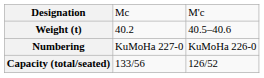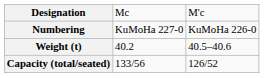rows swapped: (58, 47) <-> (58, 30)
